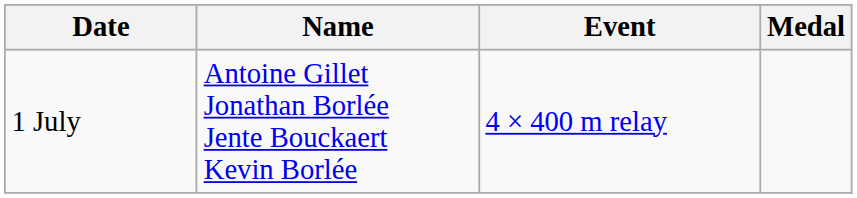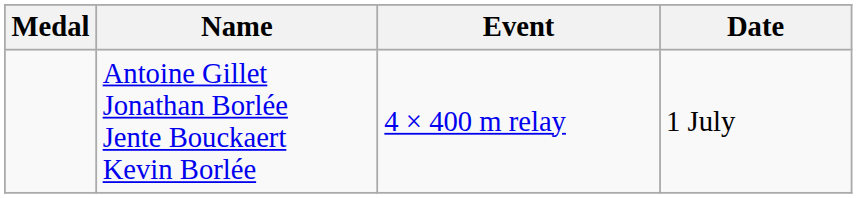columns swapped: (806, 27) <-> (101, 27)
